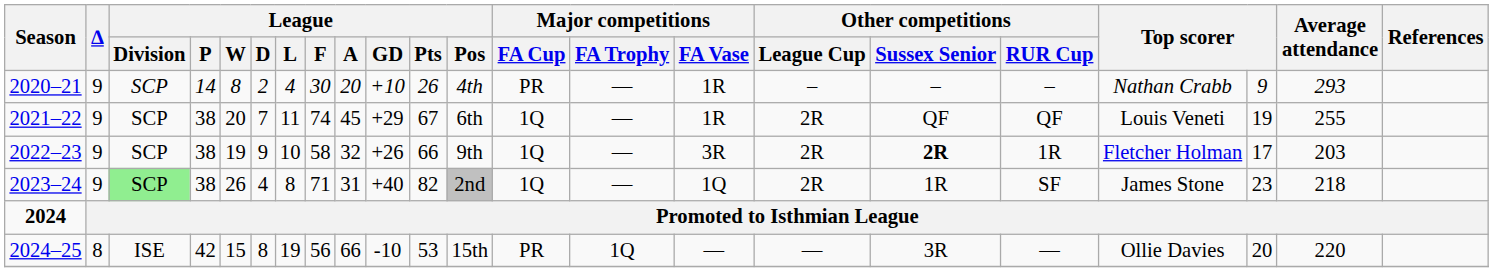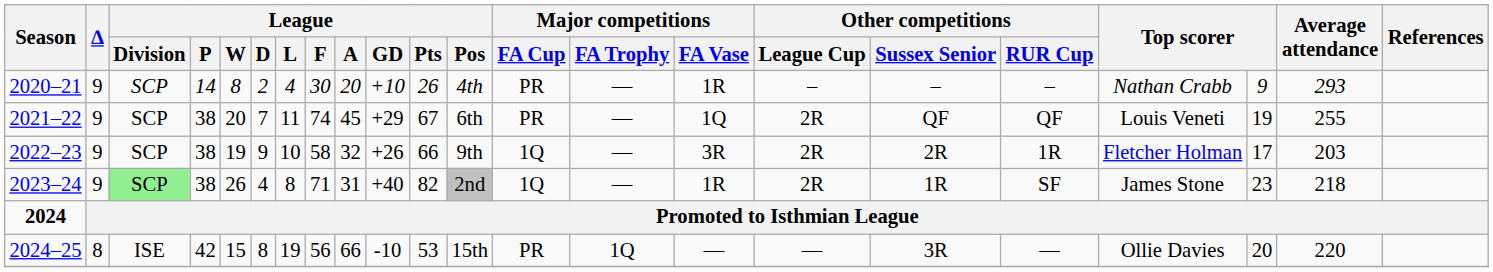(532, 119) 1Q -> (532, 119) PR
(714, 119) 1R -> (714, 119) 1Q
(936, 151) bold -> (936, 151) normal
(714, 184) 1Q -> (714, 184) 1R
